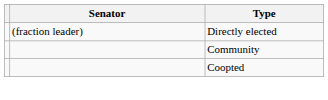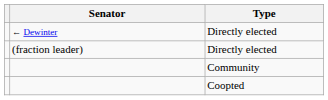+ row: (35, 32)
